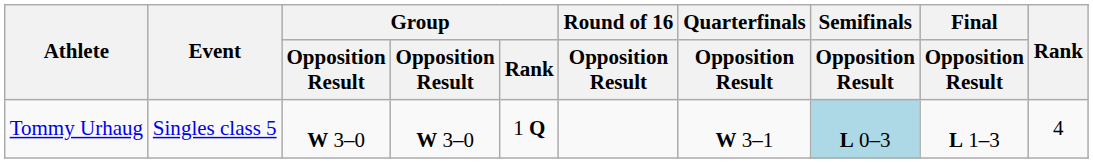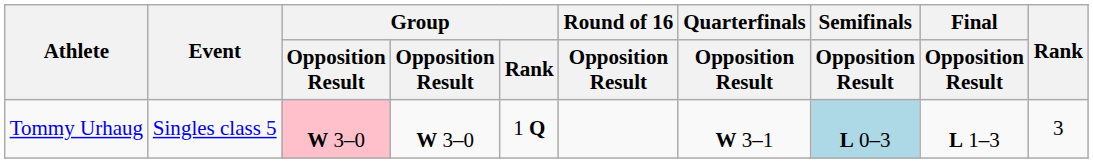(336, 141) no background -> (336, 141) pink background
(1058, 128) 4 -> (1058, 128) 3
